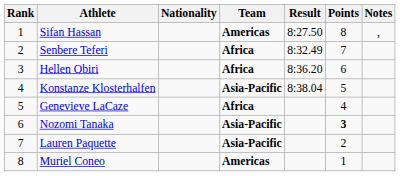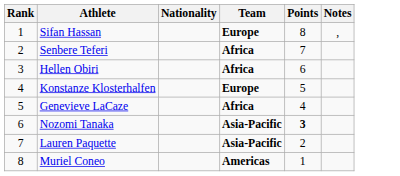- column: (305, 13)
(246, 32) Americas -> (240, 32) Europe
(252, 87) Asia-Pacific -> (240, 87) Europe
